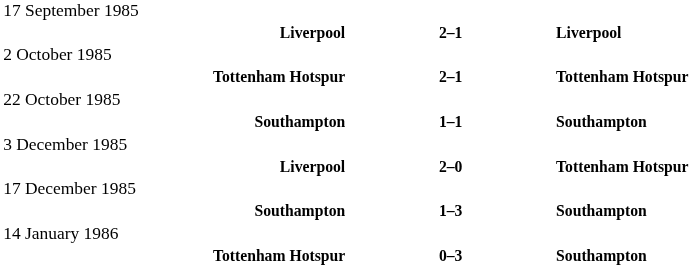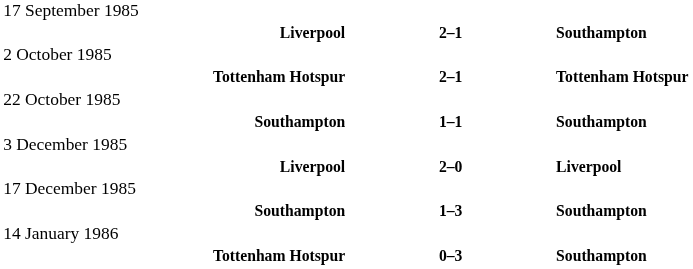(589, 32) Liverpool -> (601, 32) Southampton
(622, 166) Tottenham Hotspur -> (589, 166) Liverpool
